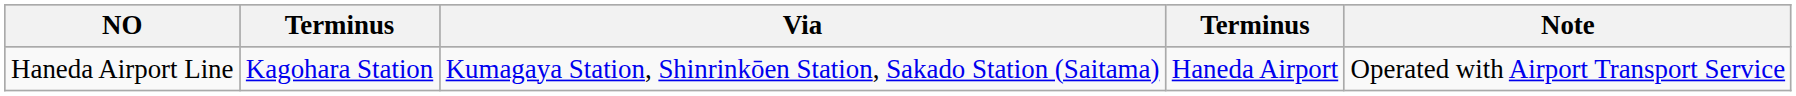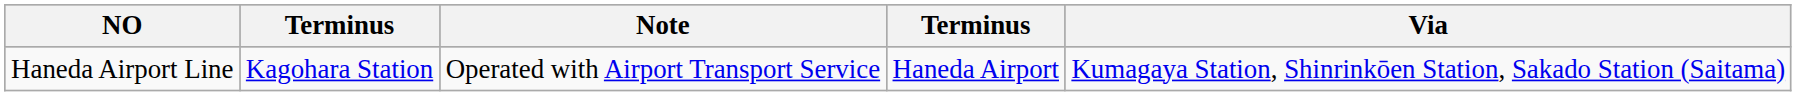columns swapped: (802, 25) <-> (1568, 25)
